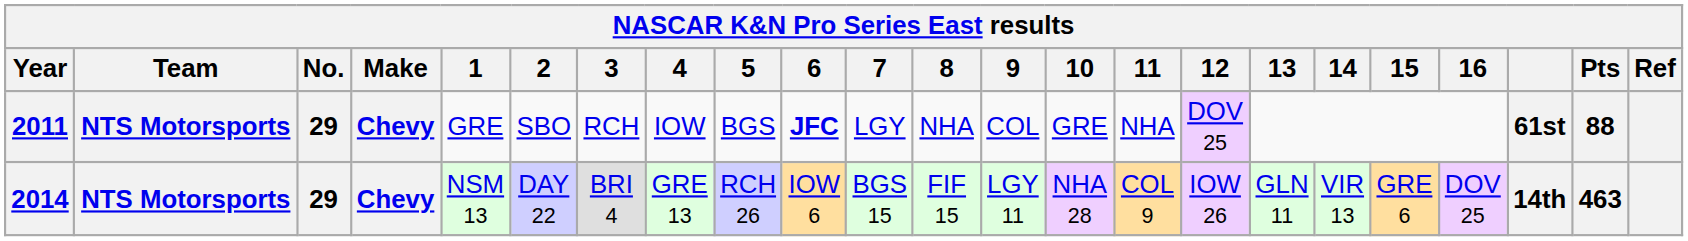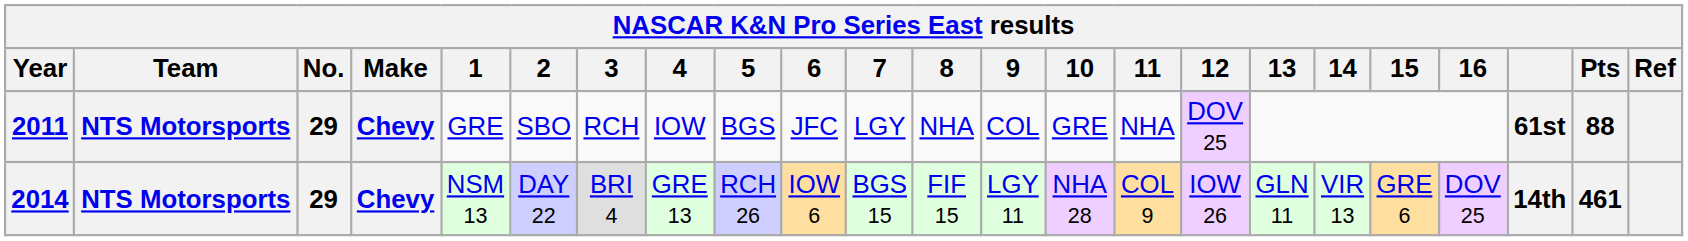(814, 126) bold -> (814, 126) normal
(1600, 199) 463 -> (1600, 199) 461
